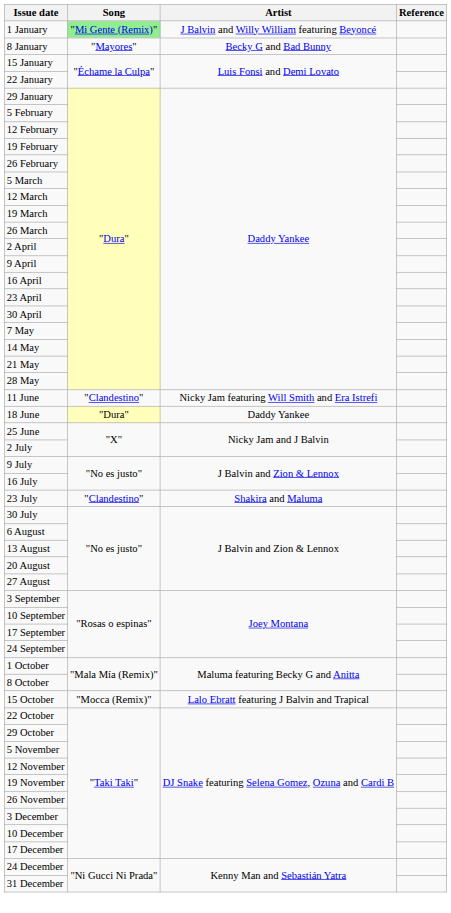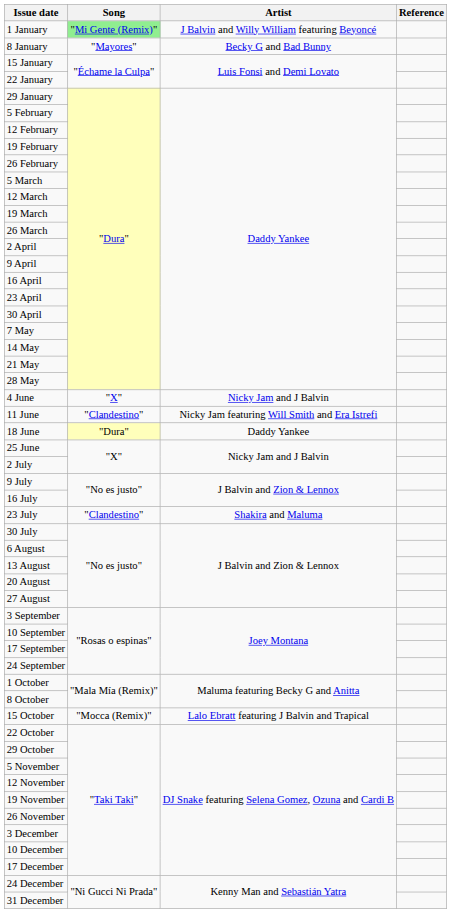+ row: (20, 398)
